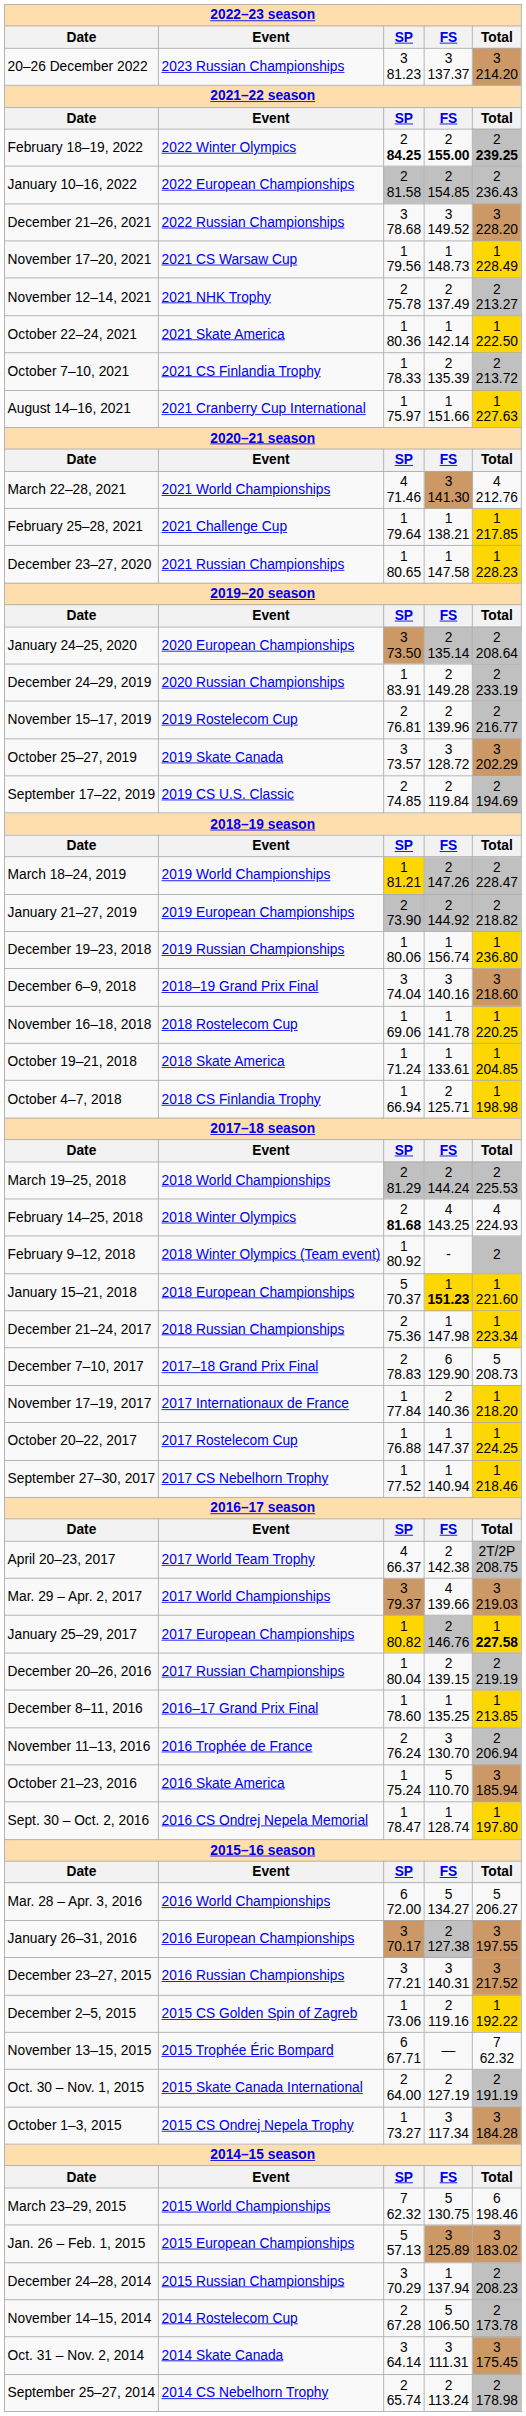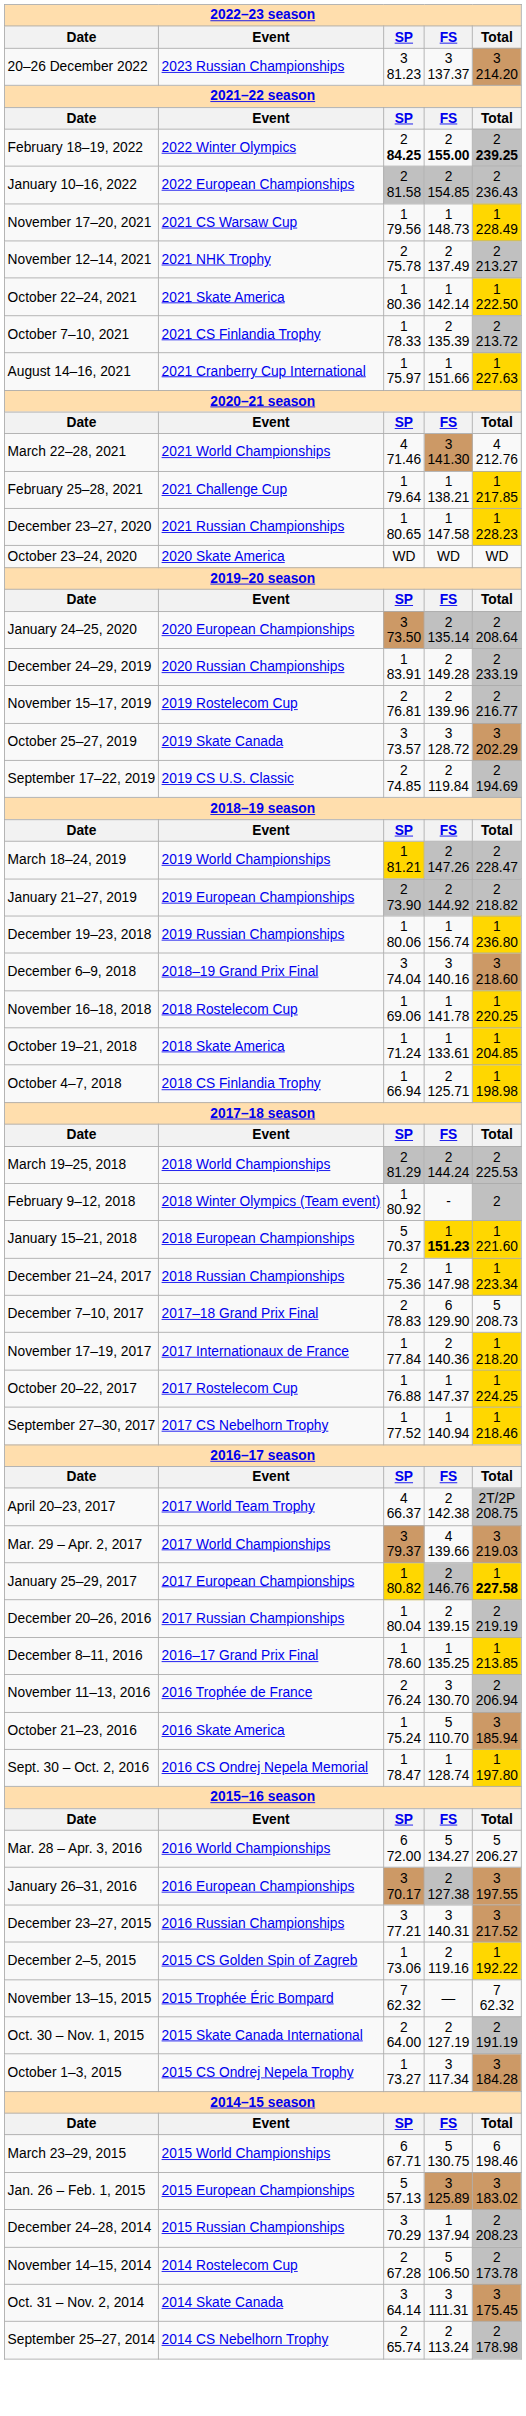- row: (80, 222)
+ row: (72, 556)
- row: (75, 1217)
(404, 2050) 6 67.71 -> (404, 1998) 7 62.32
(404, 2206) 7 62.32 -> (404, 2153) 6 67.71
